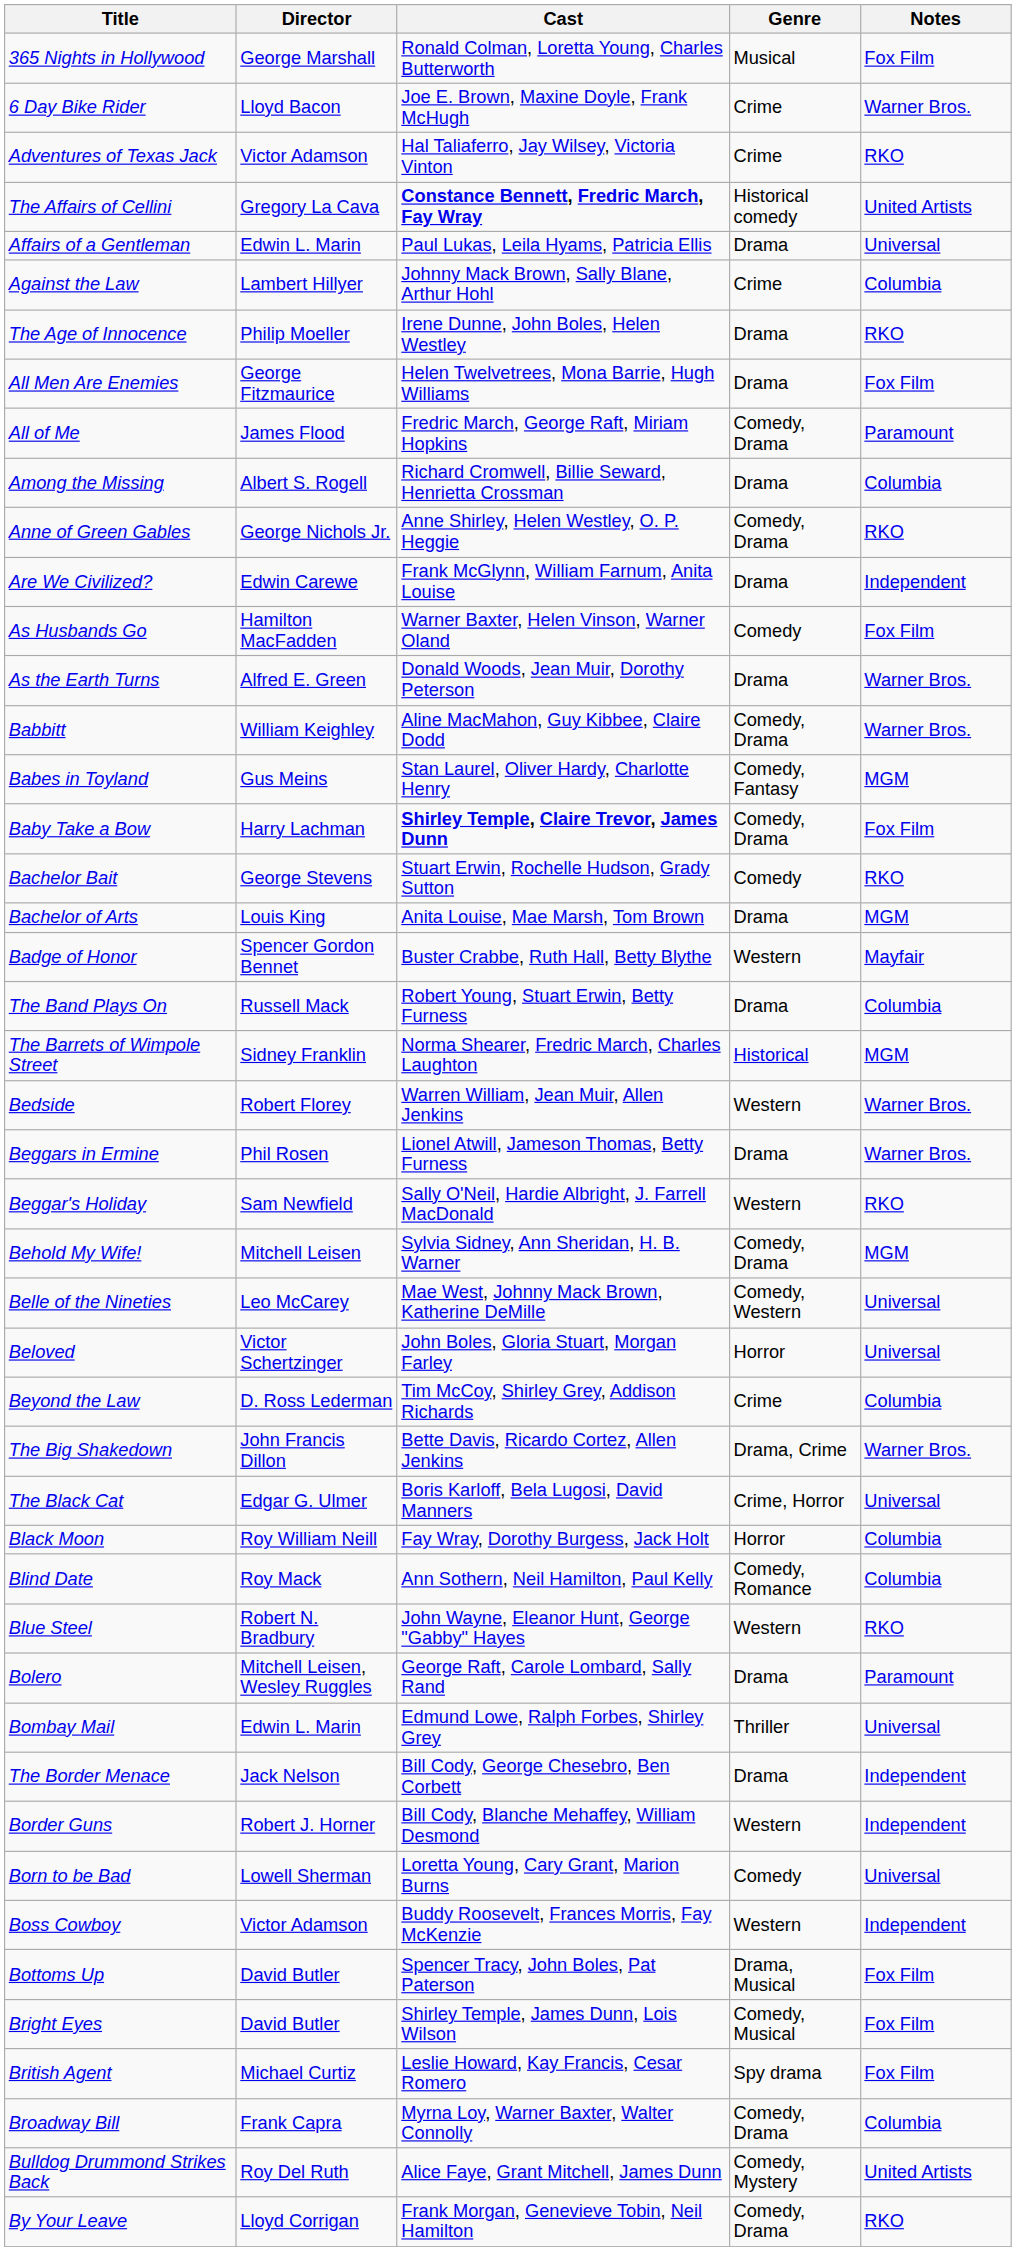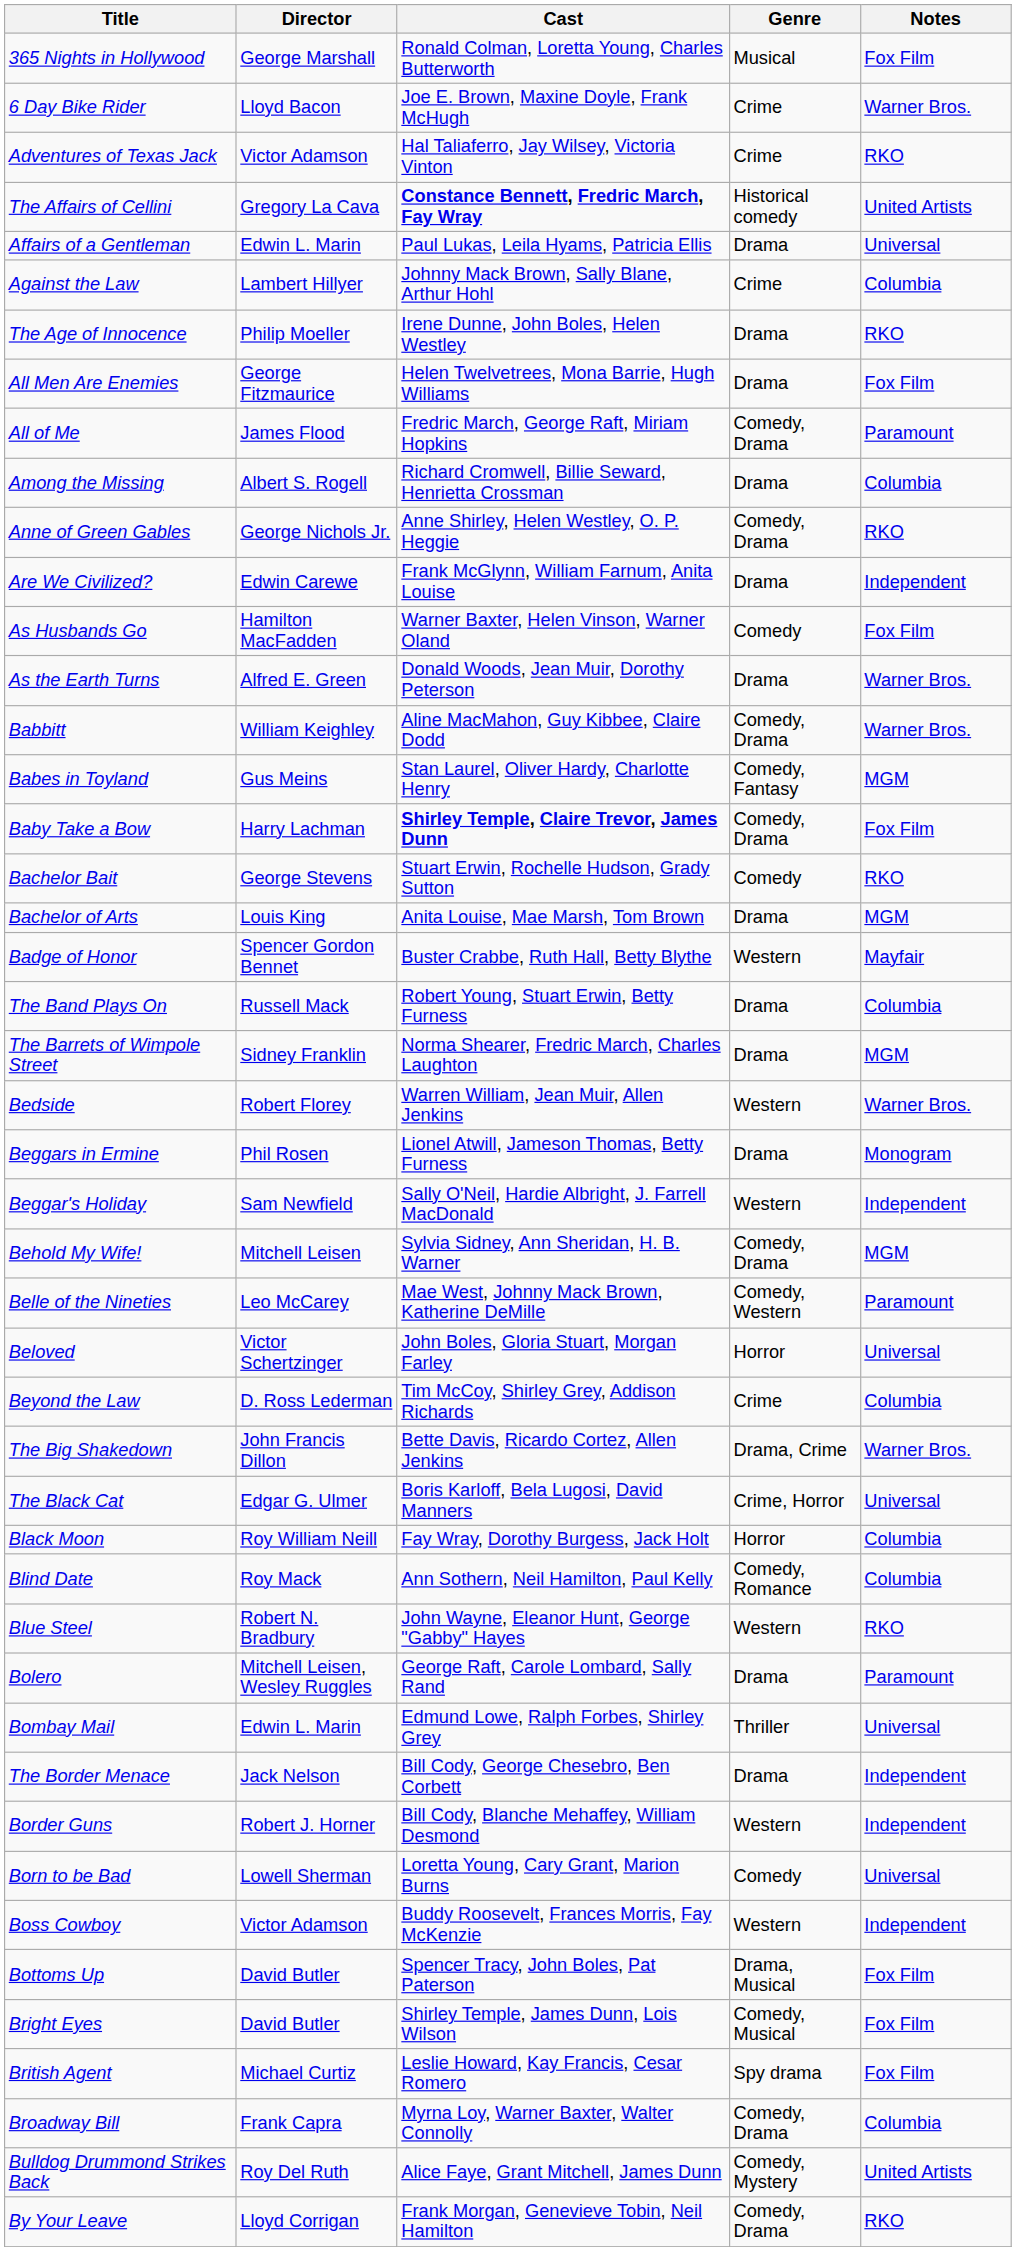(771, 1055) Historical -> (761, 1055) Drama
(918, 1154) Warner Bros. -> (908, 1154) Monogram
(884, 1203) RKO -> (915, 1203) Independent
(902, 1302) Universal -> (909, 1302) Paramount
